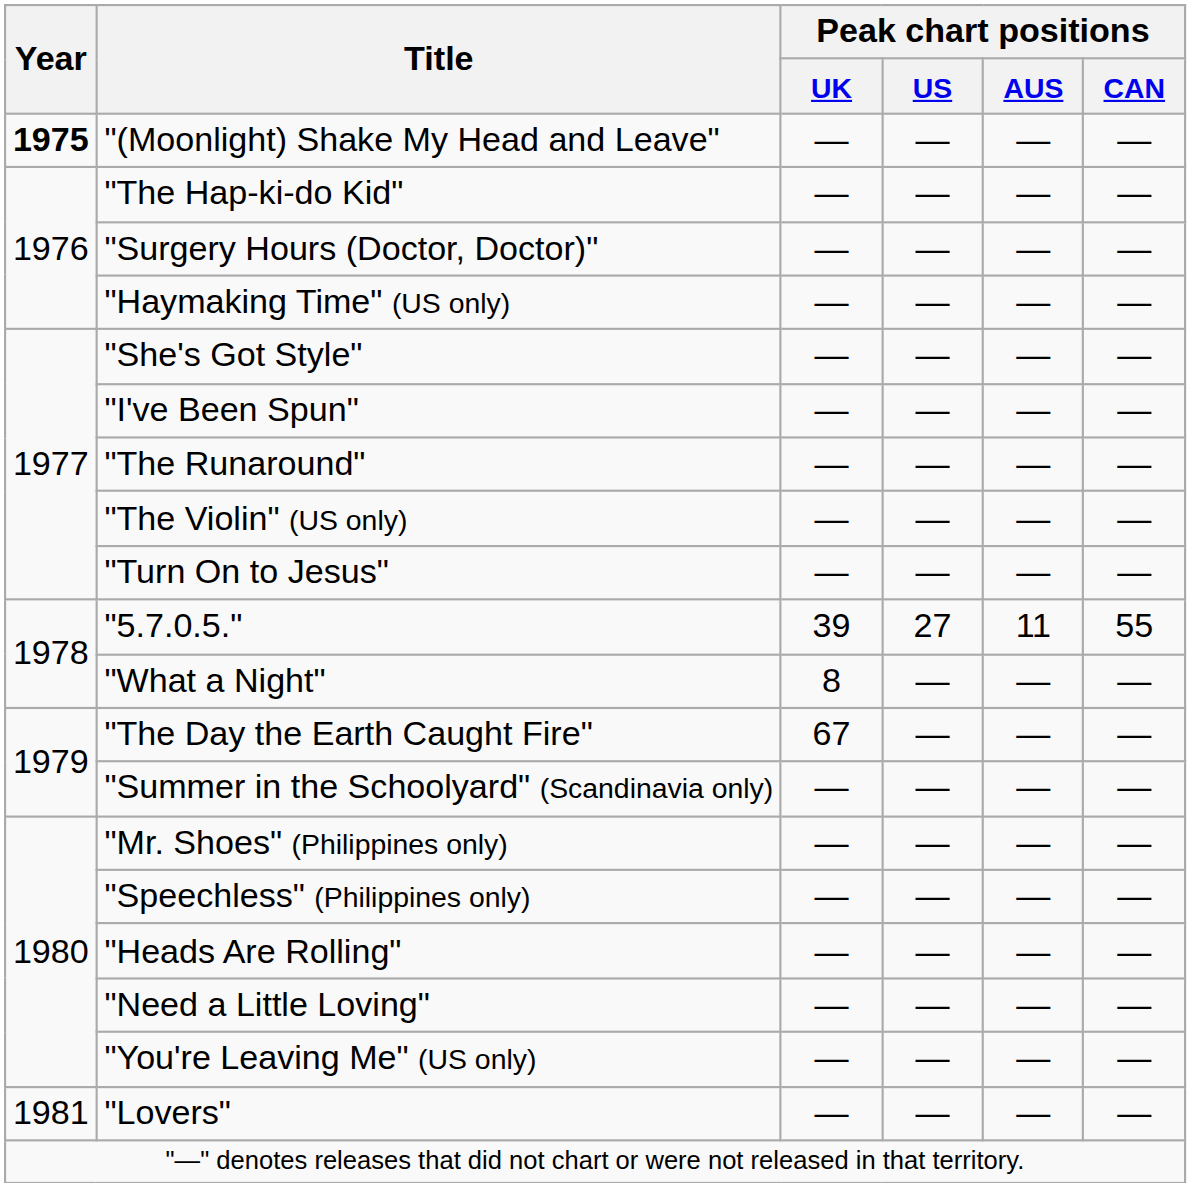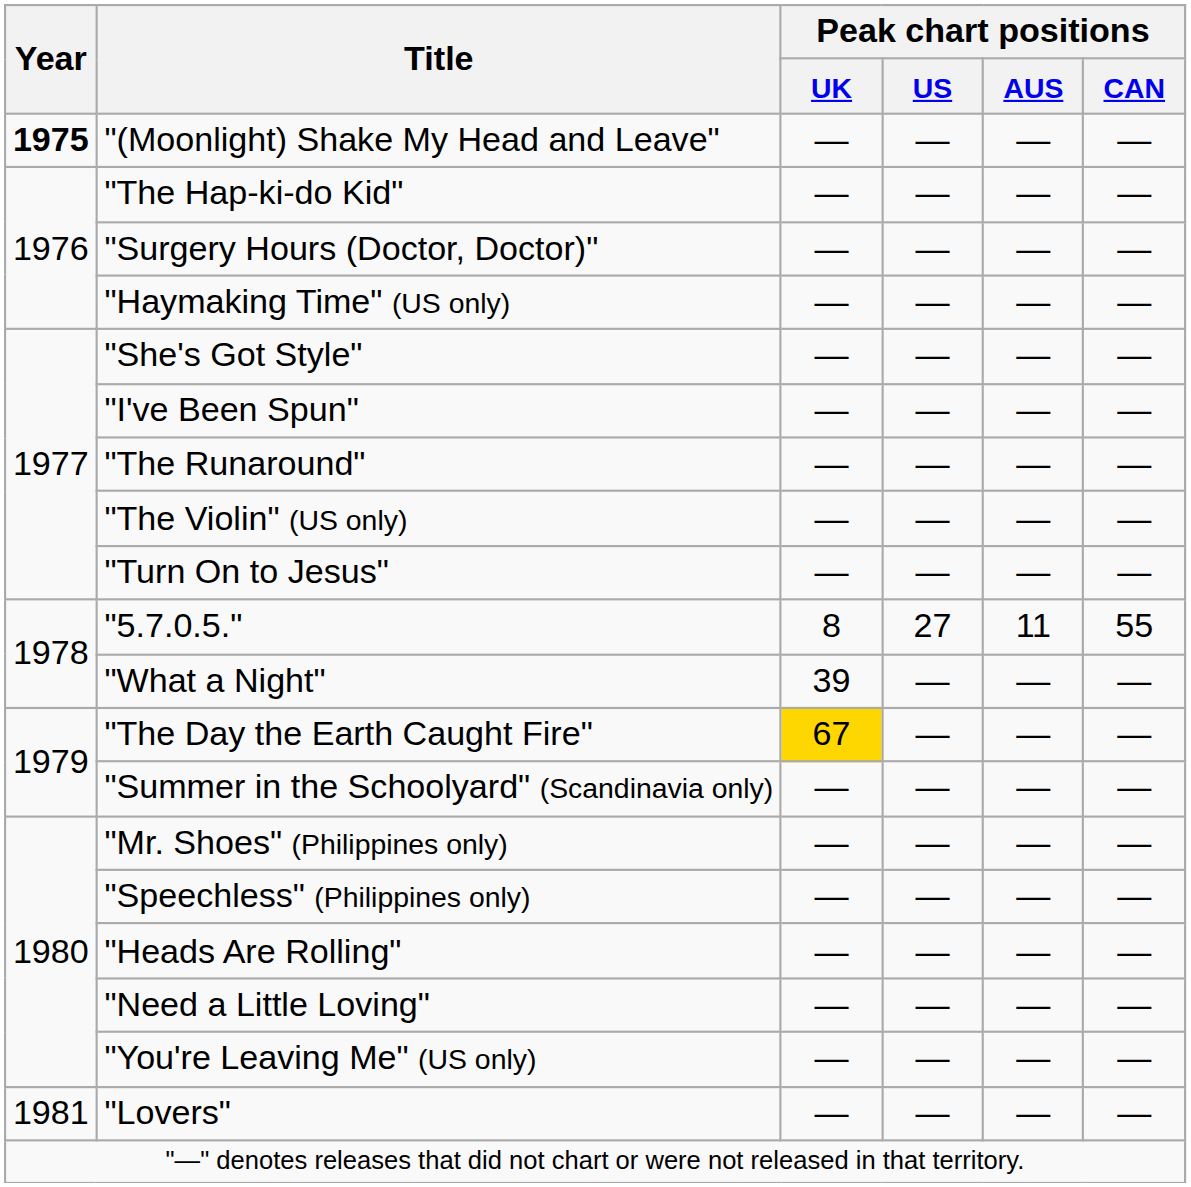(832, 626) 39 -> (832, 626) 8
(832, 680) 8 -> (832, 680) 39
(832, 734) no background -> (832, 734) gold background
